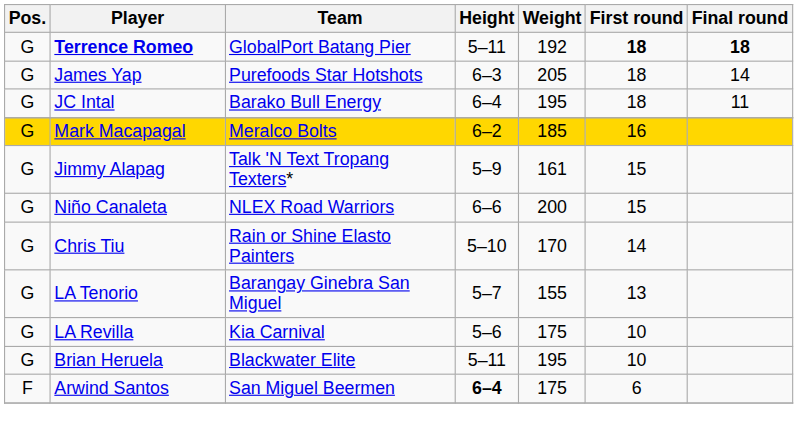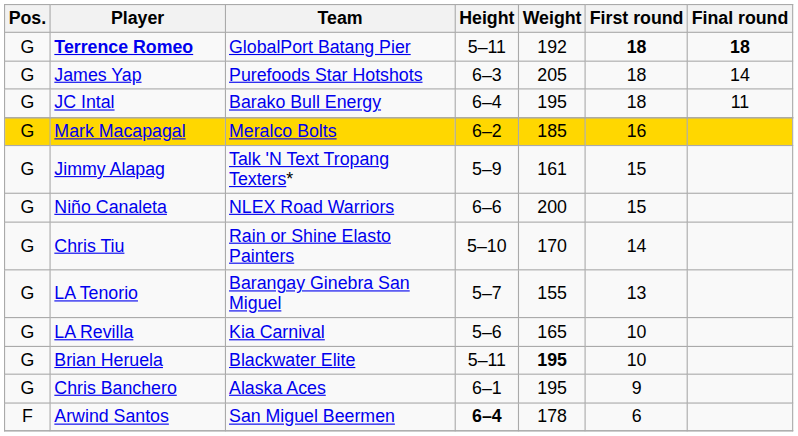(552, 332) 175 -> (552, 332) 165
(552, 360) normal -> (552, 360) bold
+ row: (116, 388)
(552, 388) 175 -> (552, 416) 178
